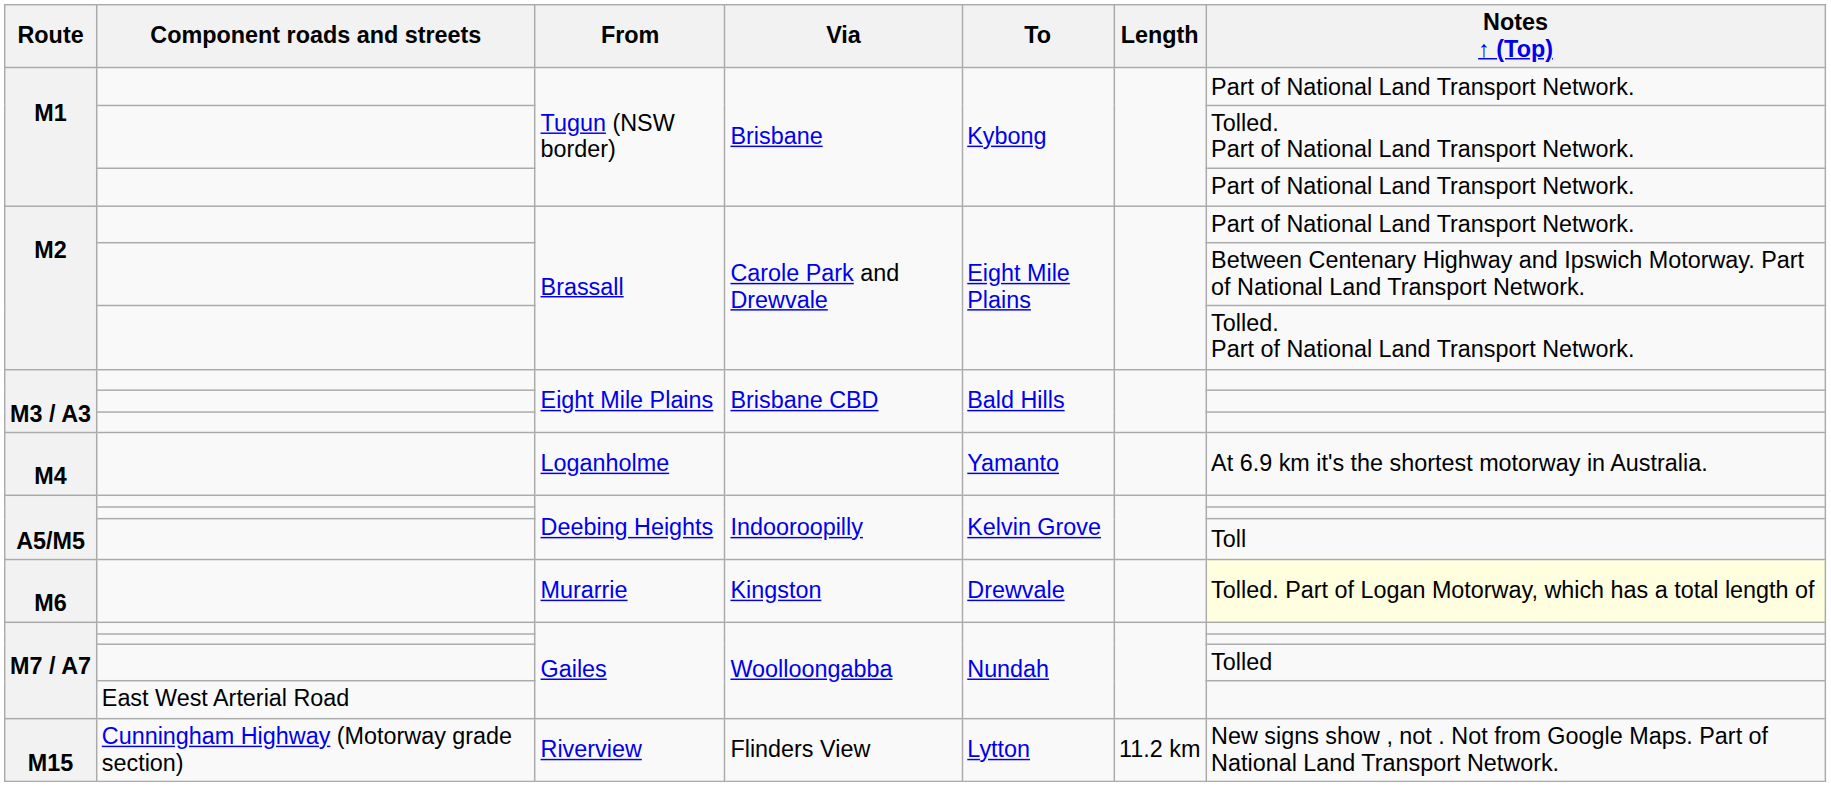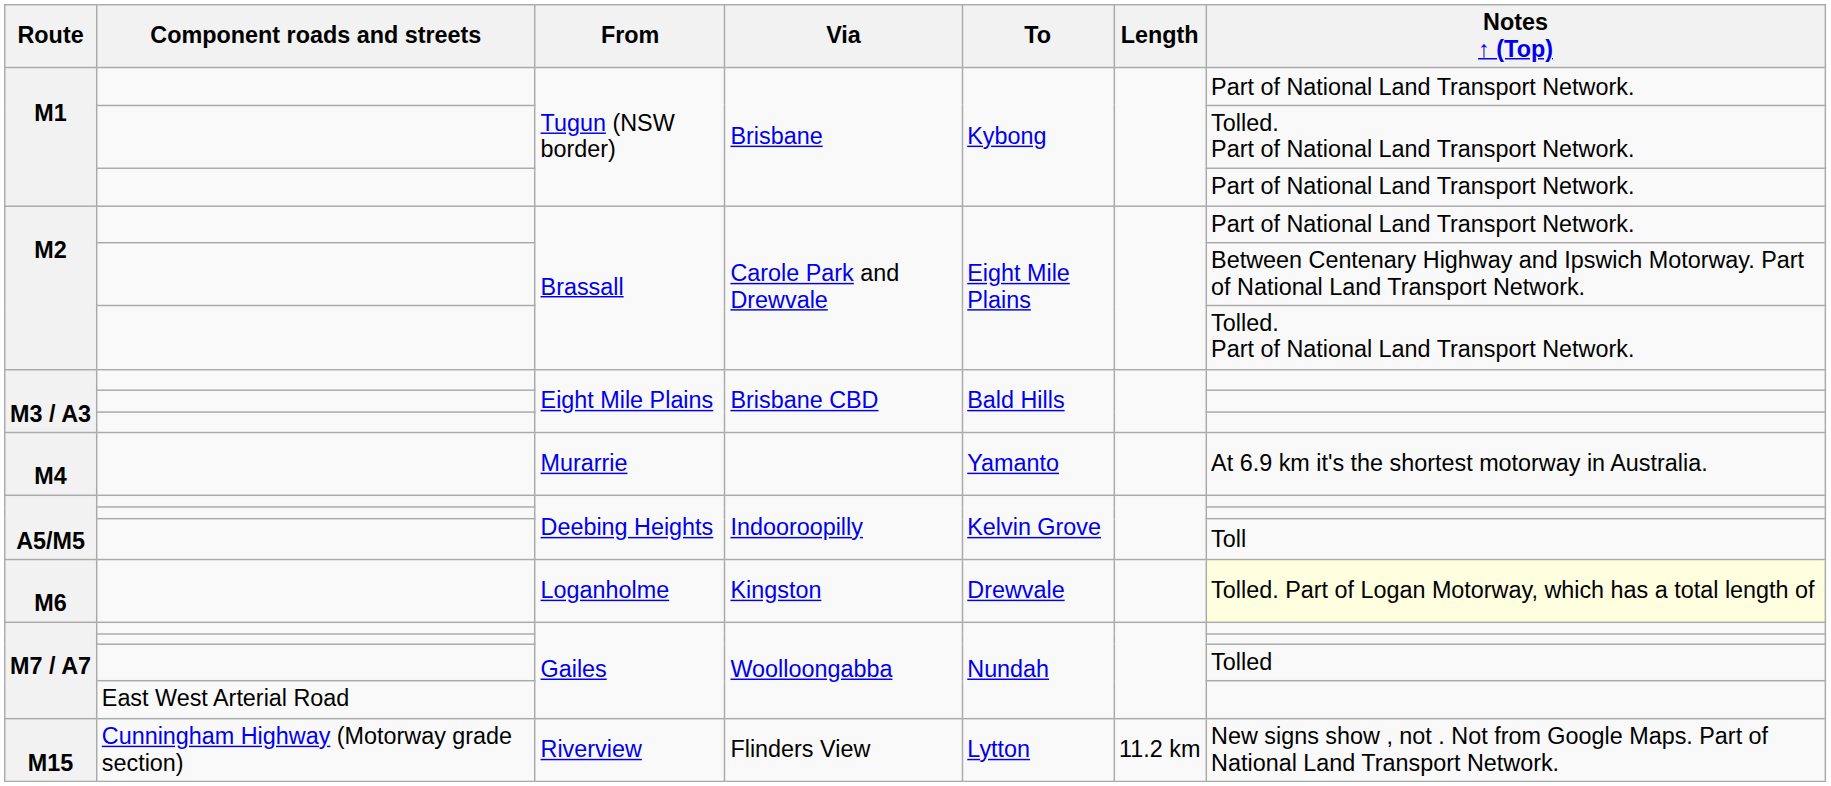(605, 463) Loganholme -> (584, 463) Murarrie
(584, 590) Murarrie -> (605, 590) Loganholme
